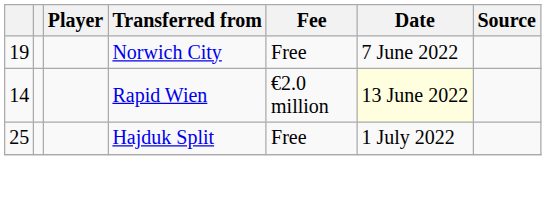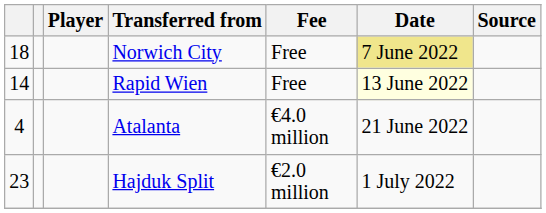(19, 52) 19 -> (19, 52) 18
(410, 52) no background -> (410, 52) khaki background
(300, 95) €2.0 million -> (289, 83) Free
+ row: (146, 126)
(19, 138) 25 -> (19, 180) 23
(289, 138) Free -> (300, 180) €2.0 million
